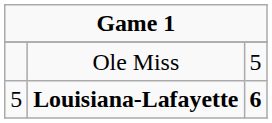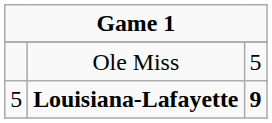(255, 99) 6 -> (255, 99) 9
